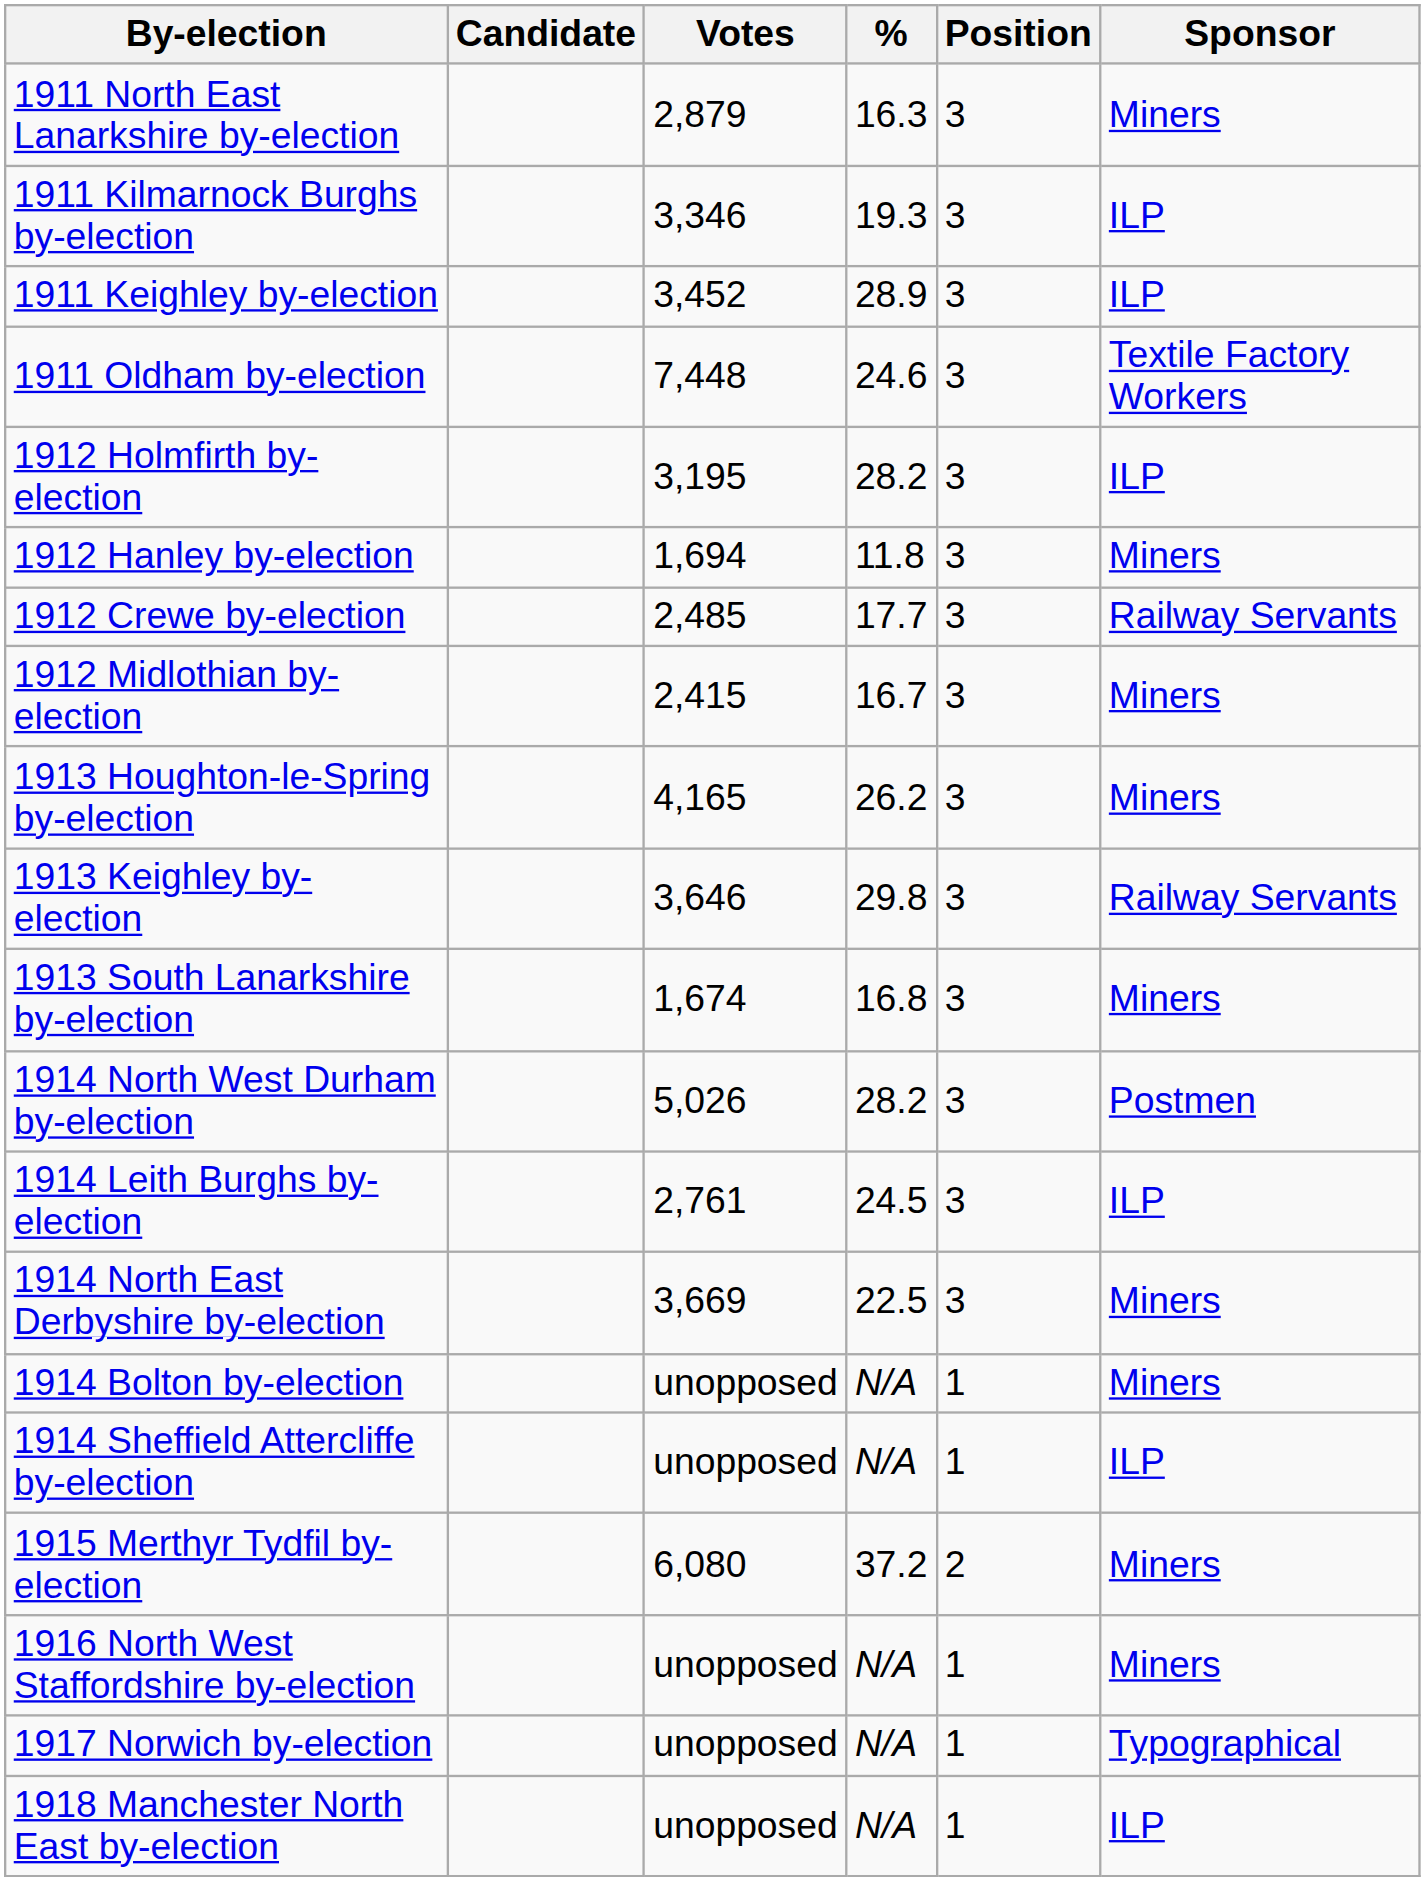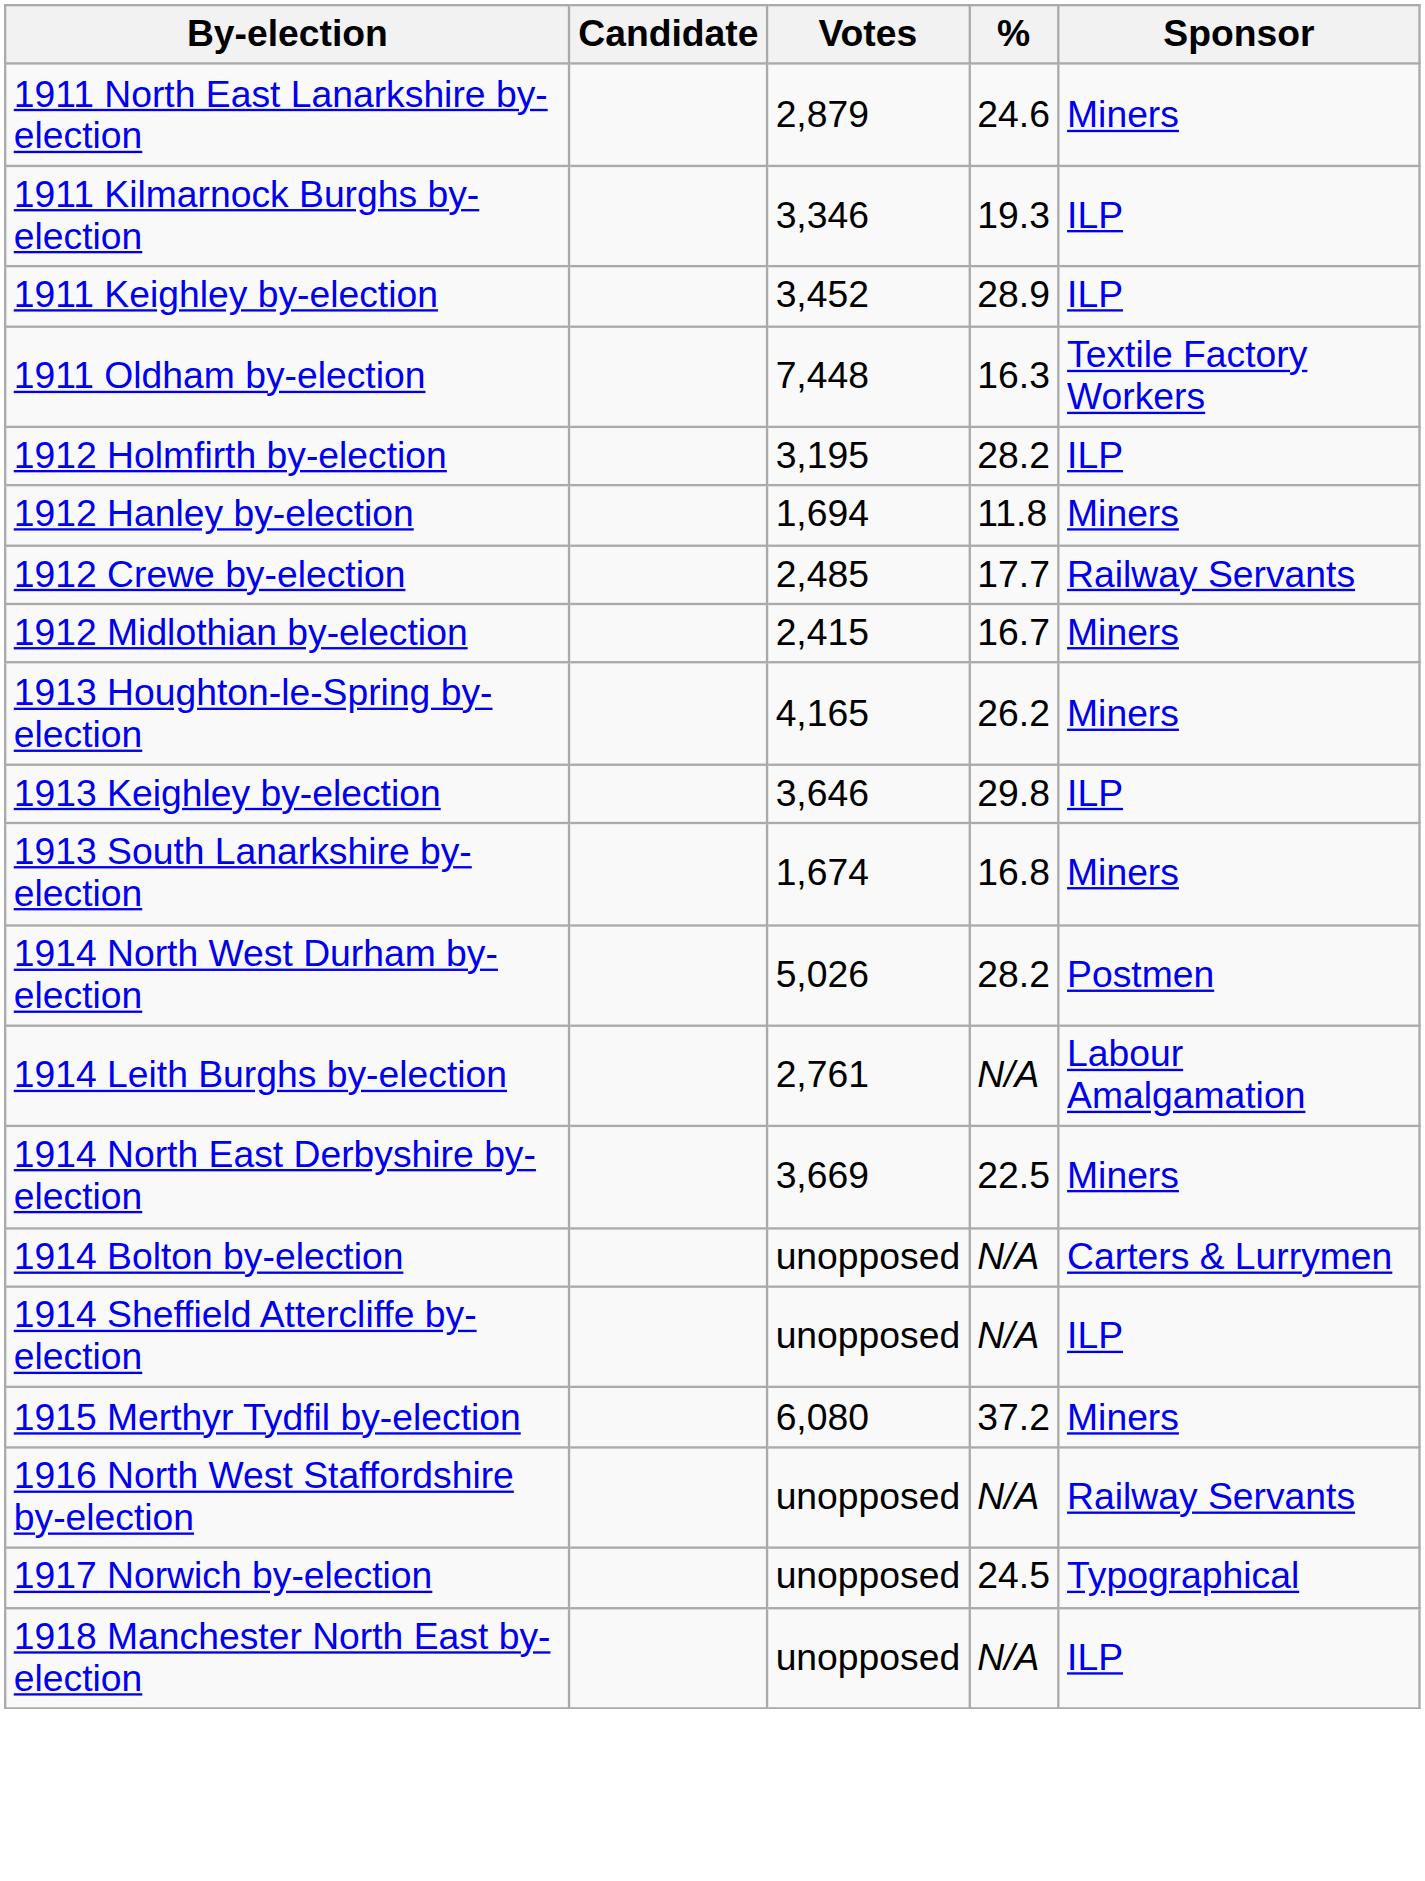- column: (1018, 34)
(891, 114) 16.3 -> (1014, 114) 24.6
(891, 375) 24.6 -> (1014, 375) 16.3
(1253, 897) Railway Servants -> (1095, 793) ILP
(891, 1201) 24.5 -> (1008, 1075) N/A
(1137, 1201) ILP -> (1186, 1075) Labour Amalgamation
(1165, 1382) Miners -> (1230, 1256) Carters & Lurrymen
(1165, 1664) Miners -> (1211, 1496) Railway Servants
(886, 1744) N/A -> (1014, 1576) 24.5
